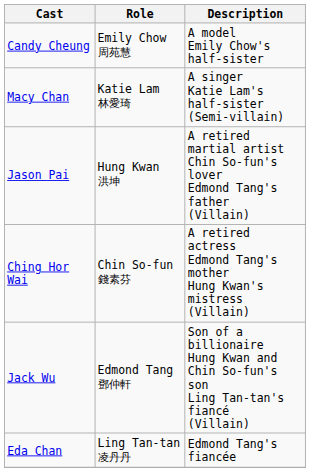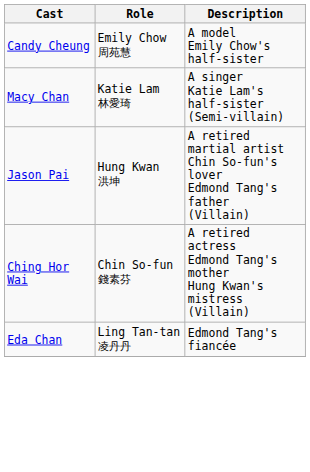- row: (31, 378)
